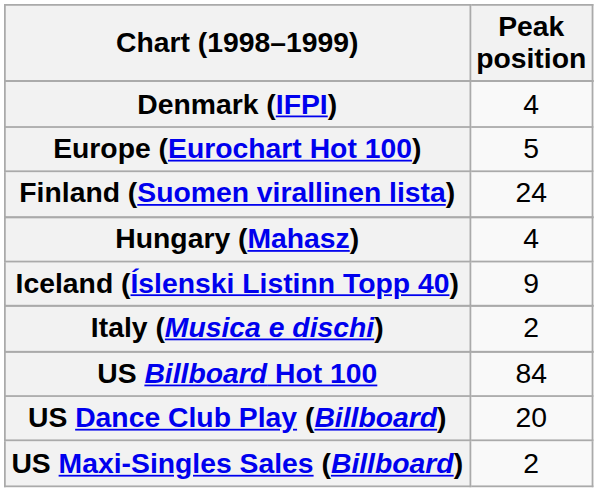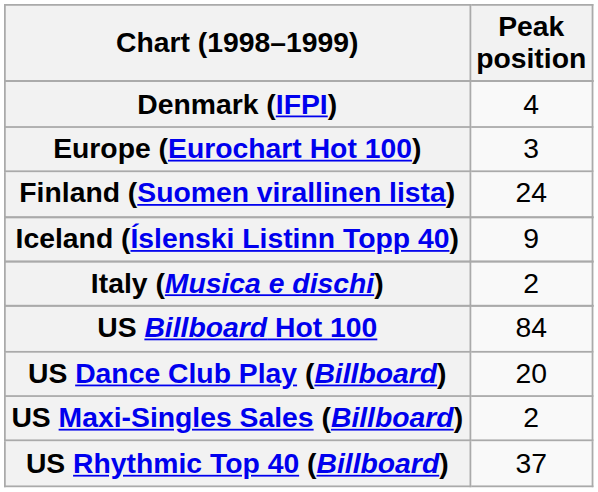(531, 148) 5 -> (531, 148) 3
- row: (237, 238)
+ row: (237, 463)
